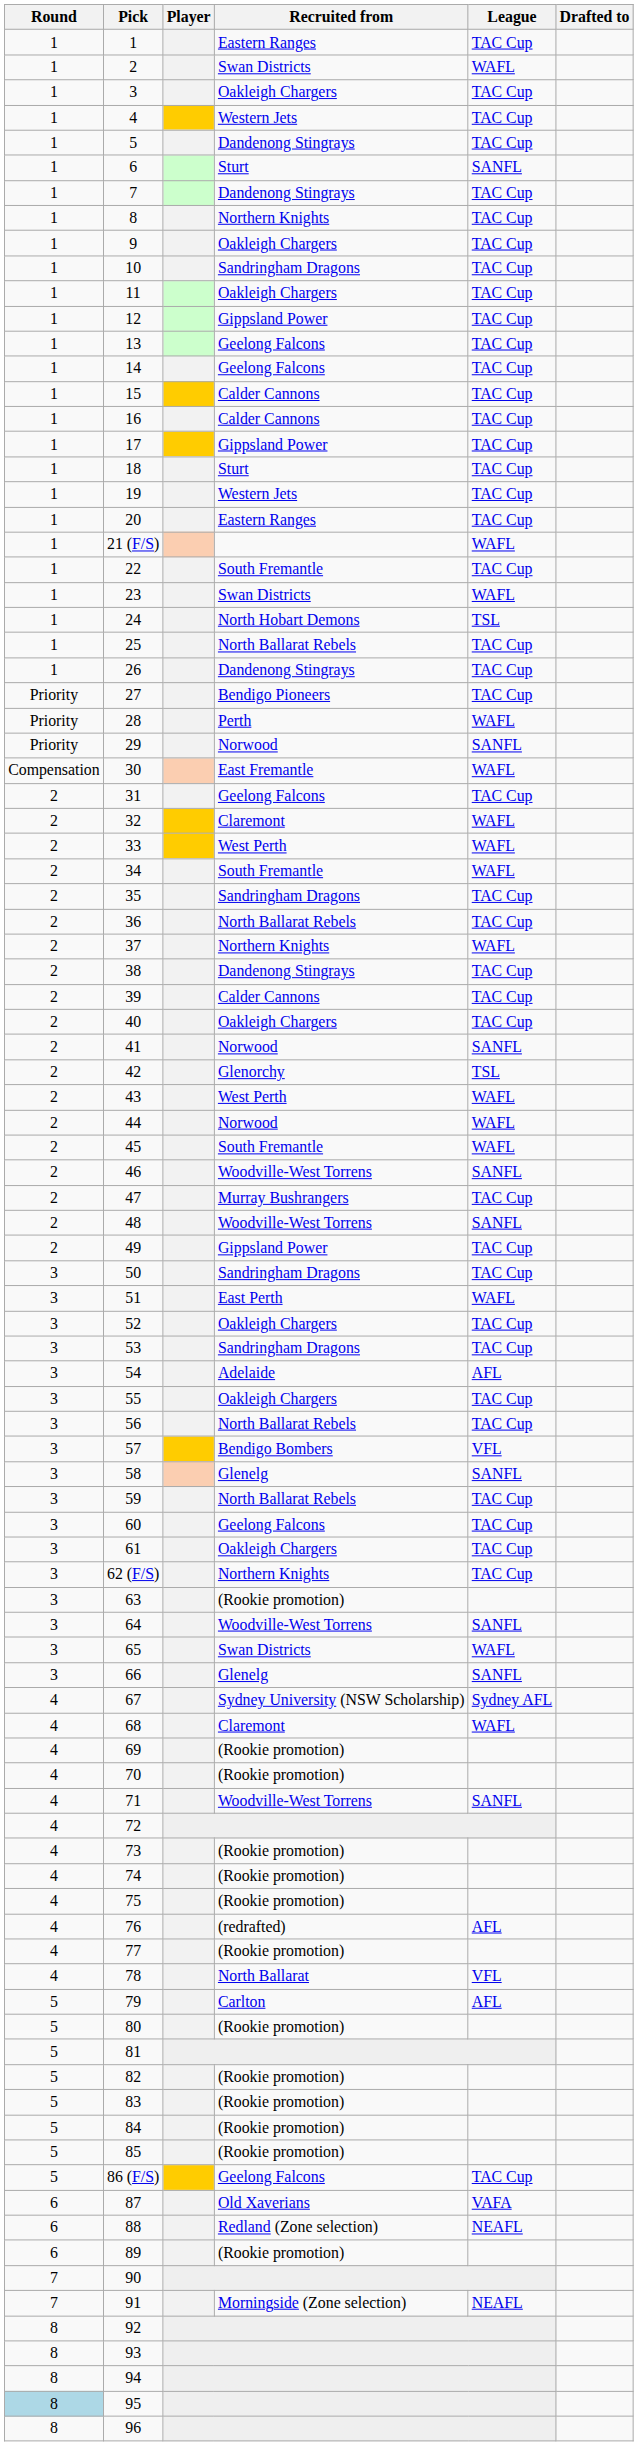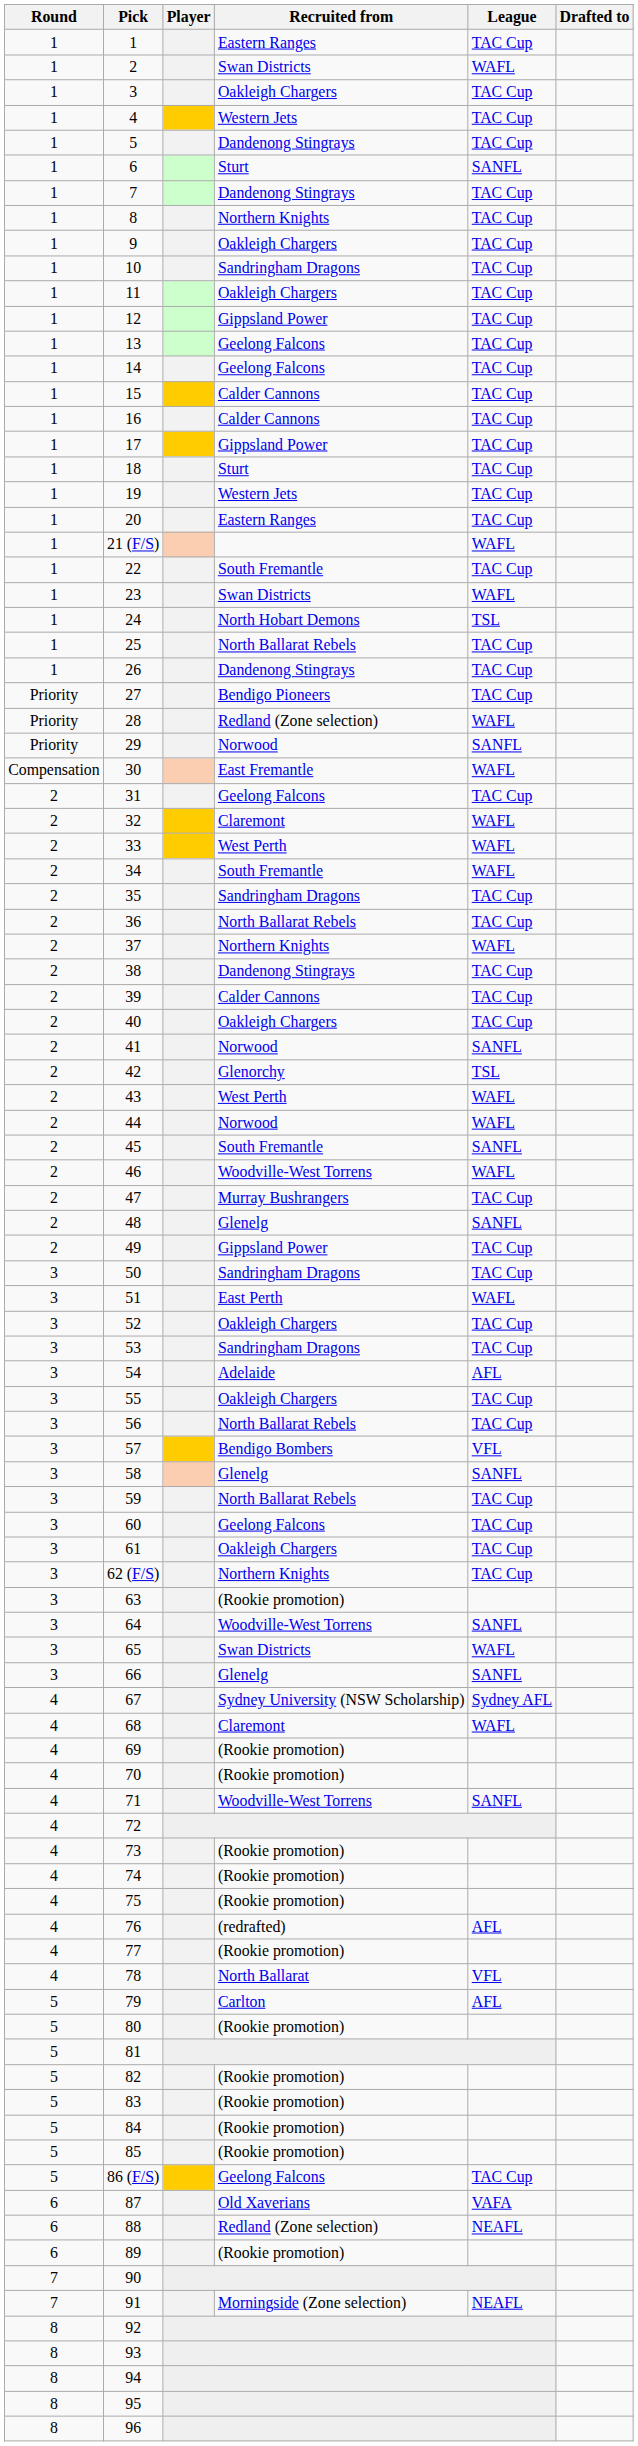(235, 720) Perth -> (298, 720) Redland (Zone selection)
(493, 1147) WAFL -> (497, 1147) SANFL
(497, 1172) SANFL -> (493, 1172) WAFL
(295, 1222) Woodville-West Torrens -> (243, 1222) Glenelg
(54, 2403) lightblue background -> (54, 2403) no background
